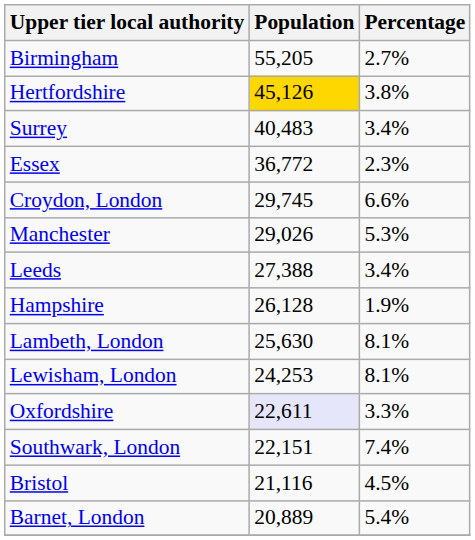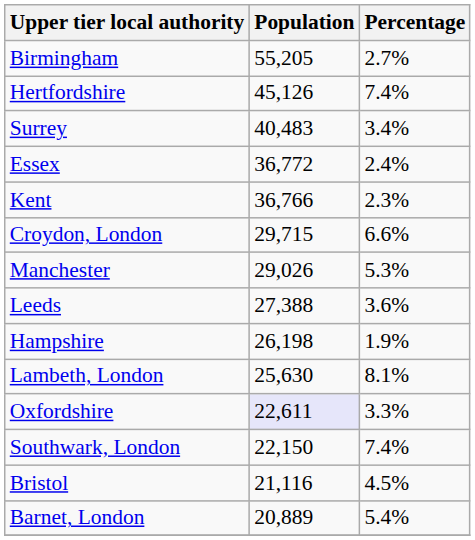(284, 93) gold background -> (284, 93) no background
(387, 93) 3.8% -> (387, 93) 7.4%
(387, 164) 2.3% -> (387, 164) 2.4%
+ row: (31, 199)
(284, 199) 29,745 -> (284, 234) 29,715
(387, 270) 3.4% -> (387, 305) 3.6%
(284, 305) 26,128 -> (284, 341) 26,198
- row: (93, 376)
(284, 447) 22,151 -> (284, 447) 22,150
